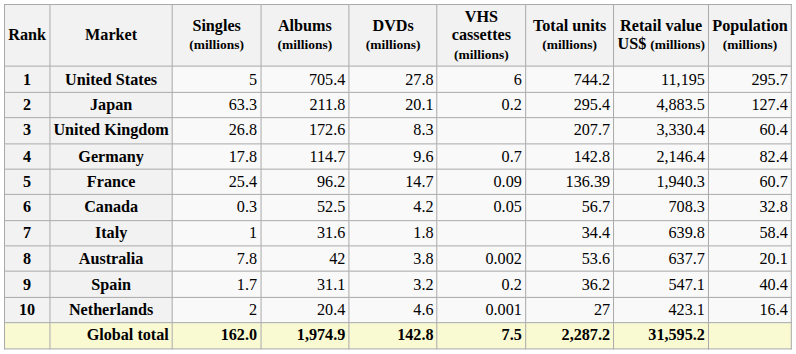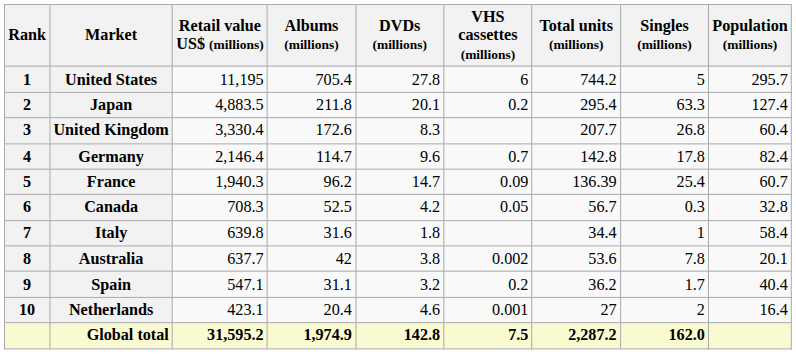columns swapped: (217, 35) <-> (661, 35)
